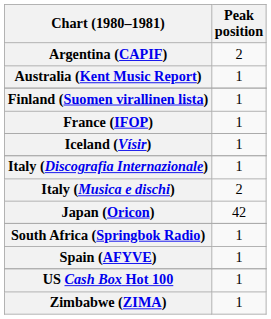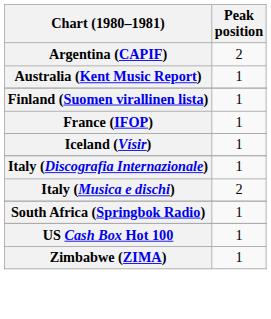- row: (108, 212)
- row: (108, 257)
